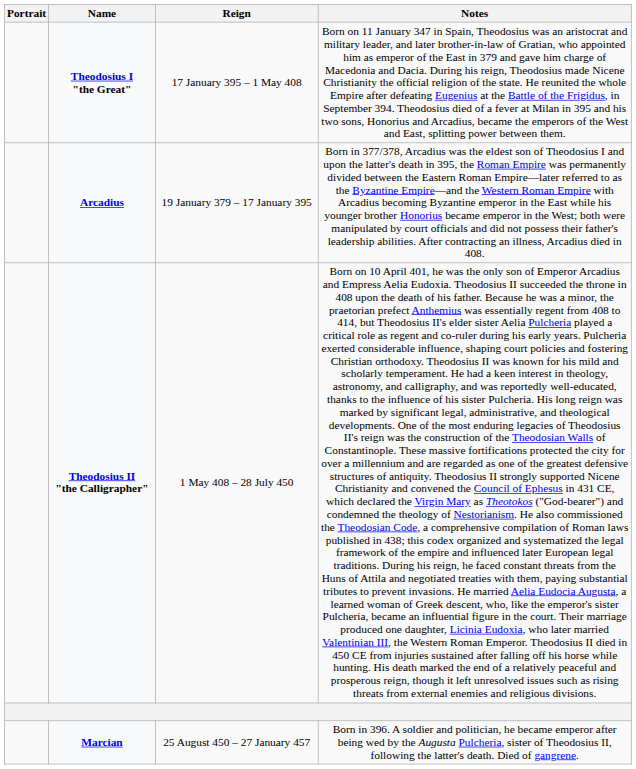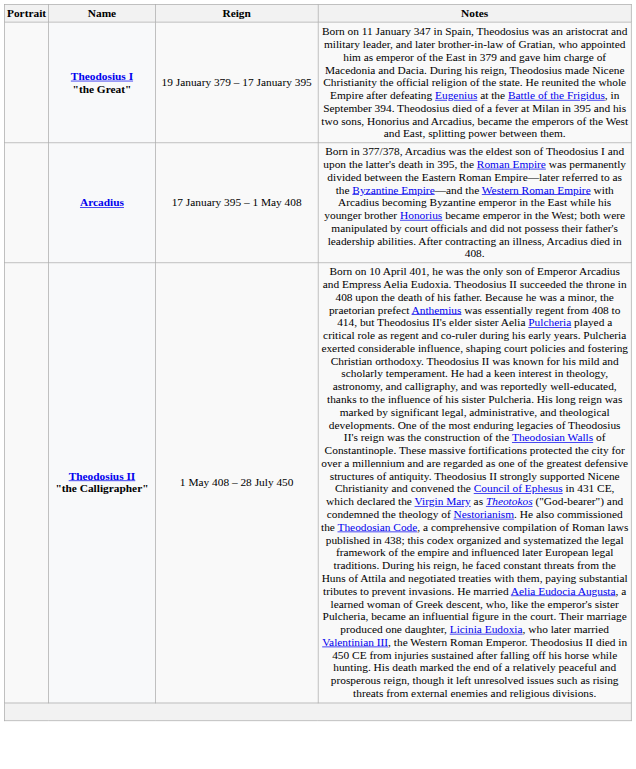(237, 82) 17 January 395 – 1 May 408 -> (237, 82) 19 January 379 – 17 January 395
(237, 202) 19 January 379 – 17 January 395 -> (237, 202) 17 January 395 – 1 May 408
- row: (102, 742)
